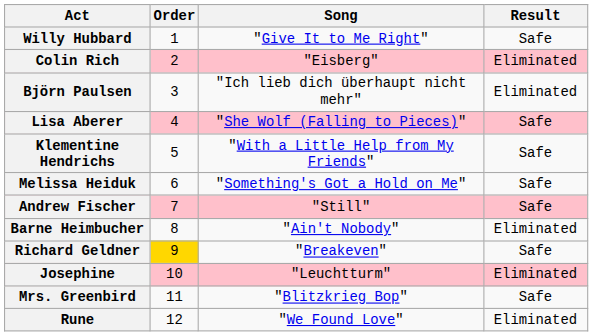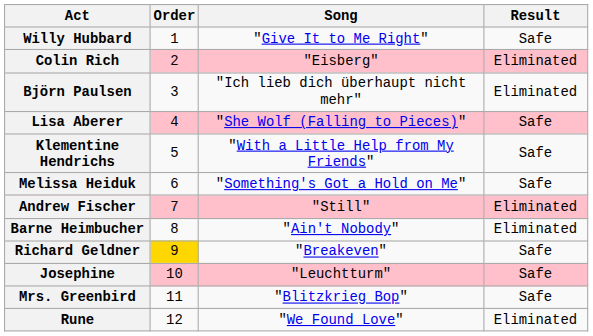(535, 207) Safe -> (535, 207) Eliminated
(535, 275) Eliminated -> (535, 275) Safe
